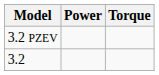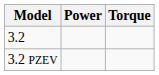rows swapped: (16, 59) <-> (33, 37)
